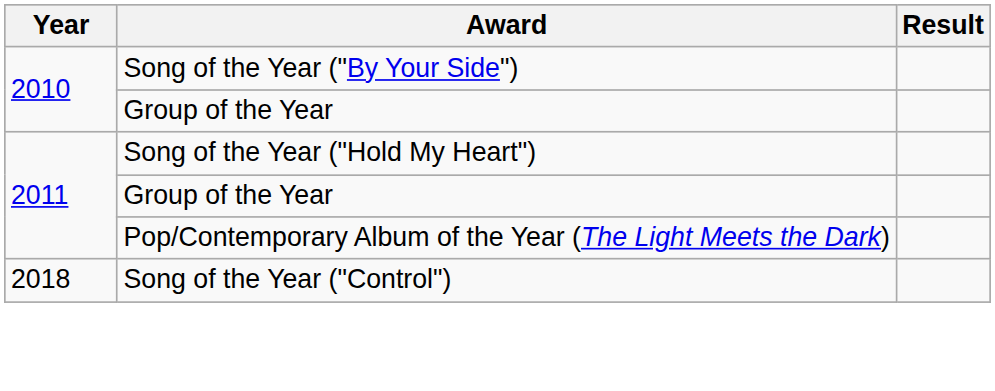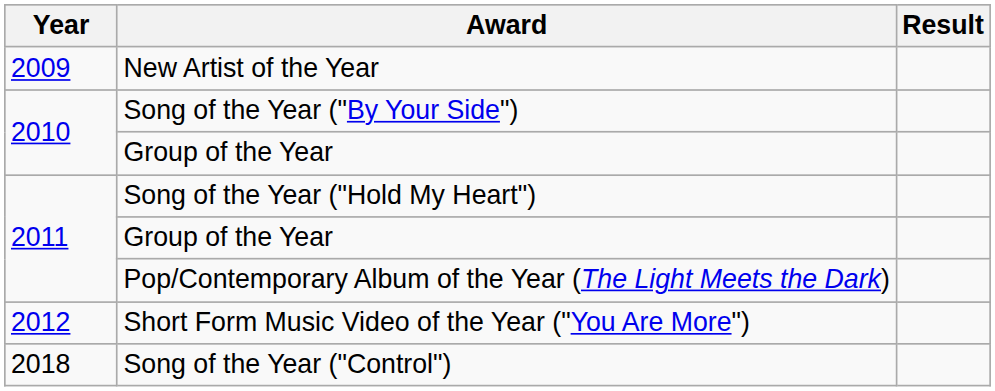+ row: (41, 68)
+ row: (41, 322)
